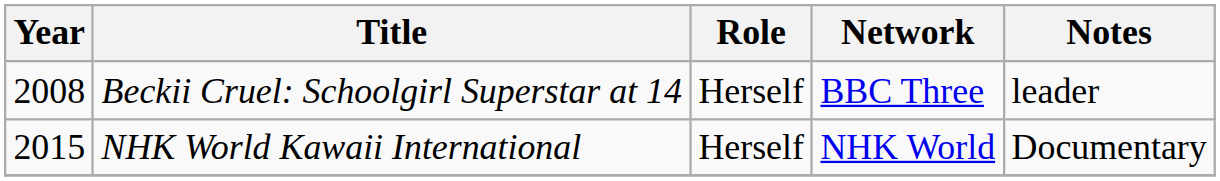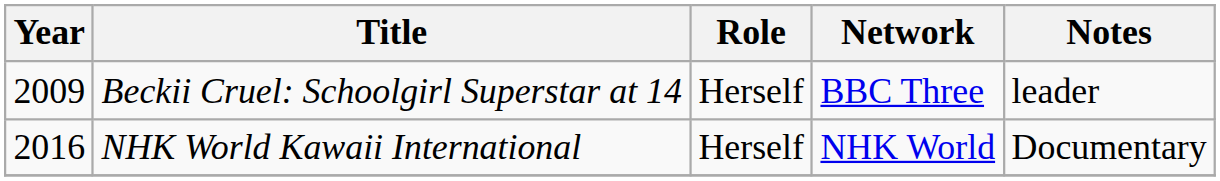(49, 89) 2008 -> (49, 89) 2009
(49, 146) 2015 -> (49, 146) 2016
